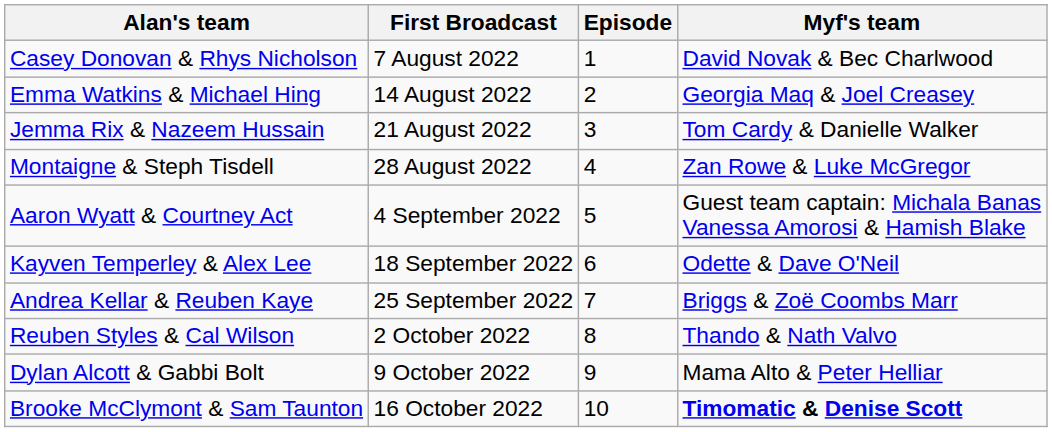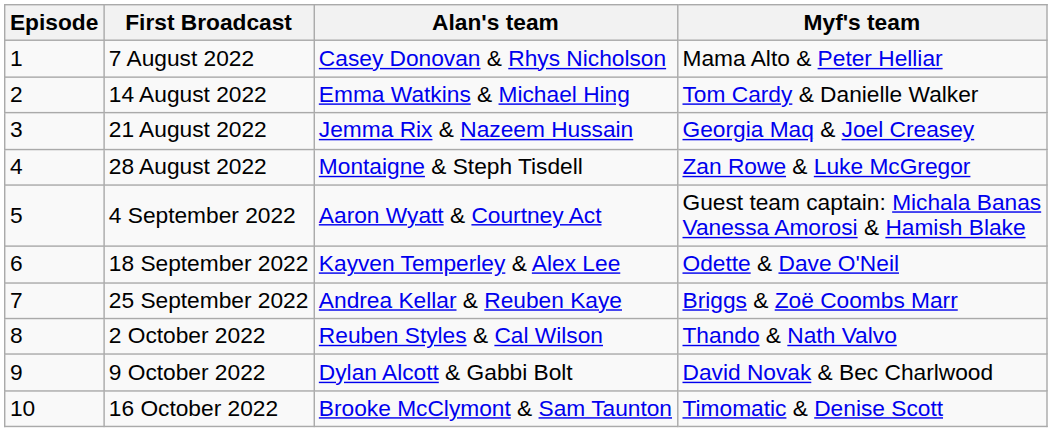columns swapped: (628, 22) <-> (187, 22)
(838, 58) David Novak & Bec Charlwood -> (813, 58) Mama Alto & Peter Helliar
(828, 94) Georgia Maq & Joel Creasey -> (830, 94) Tom Cardy & Danielle Walker
(830, 130) Tom Cardy & Danielle Walker -> (828, 130) Georgia Maq & Joel Creasey
(813, 372) Mama Alto & Peter Helliar -> (838, 372) David Novak & Bec Charlwood
(822, 408) bold -> (813, 408) normal
